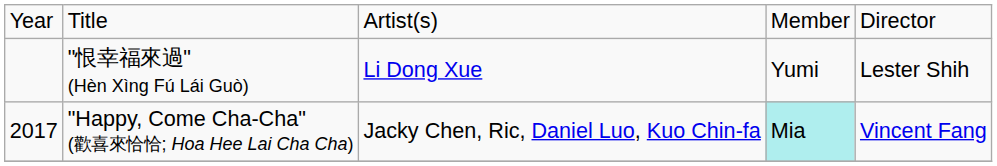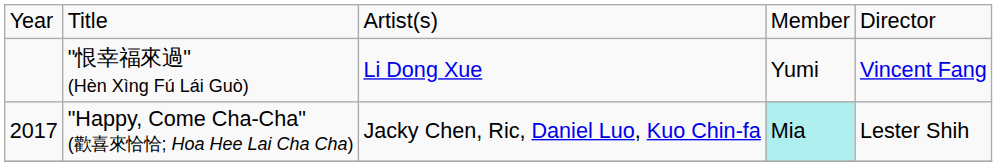(915, 70) Lester Shih -> (923, 70) Vincent Fang
(923, 131) Vincent Fang -> (915, 131) Lester Shih
